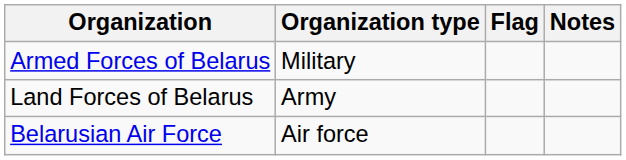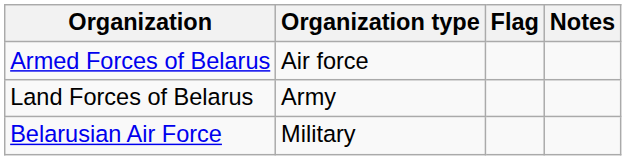(318, 60) Military -> (325, 60) Air force
(325, 135) Air force -> (318, 135) Military
